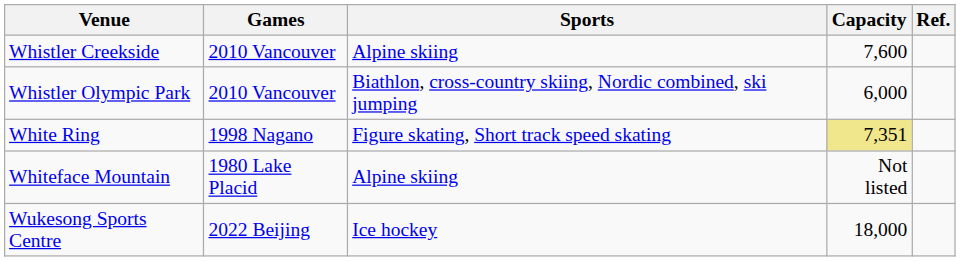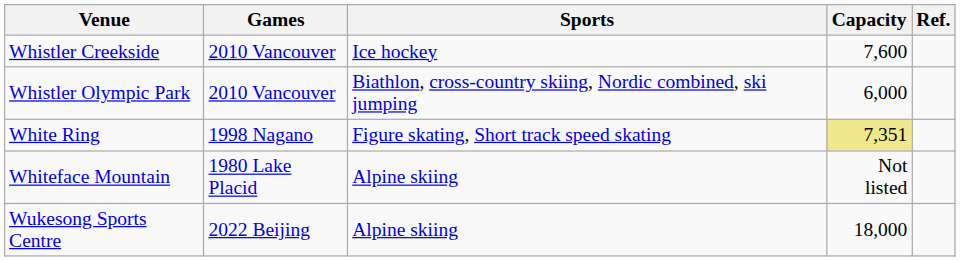(405, 50) Alpine skiing -> (395, 50) Ice hockey
(395, 229) Ice hockey -> (405, 229) Alpine skiing
